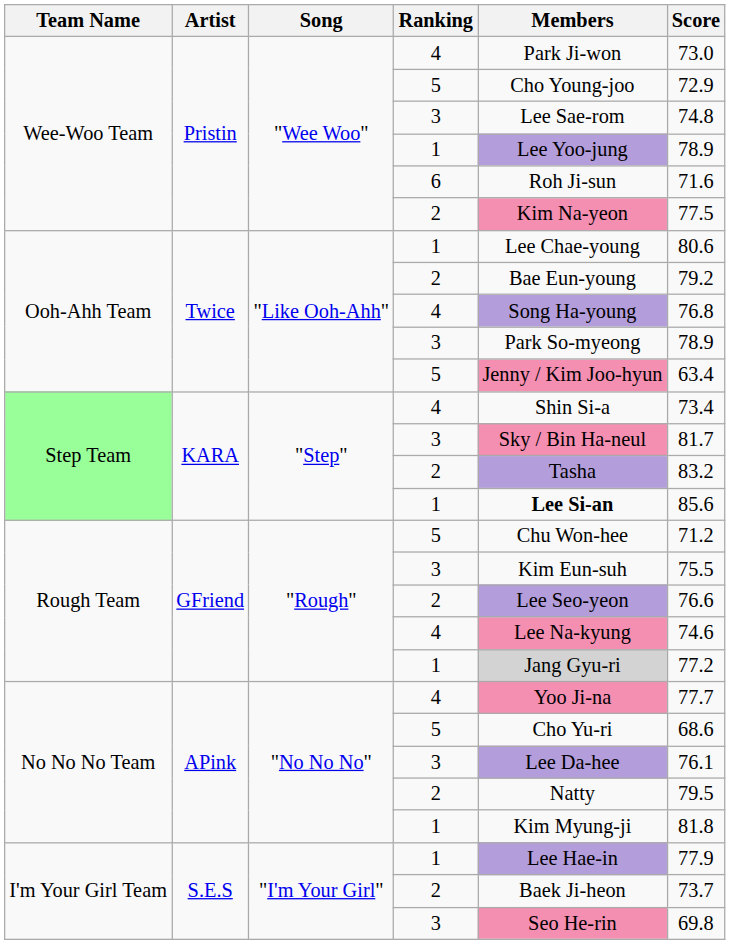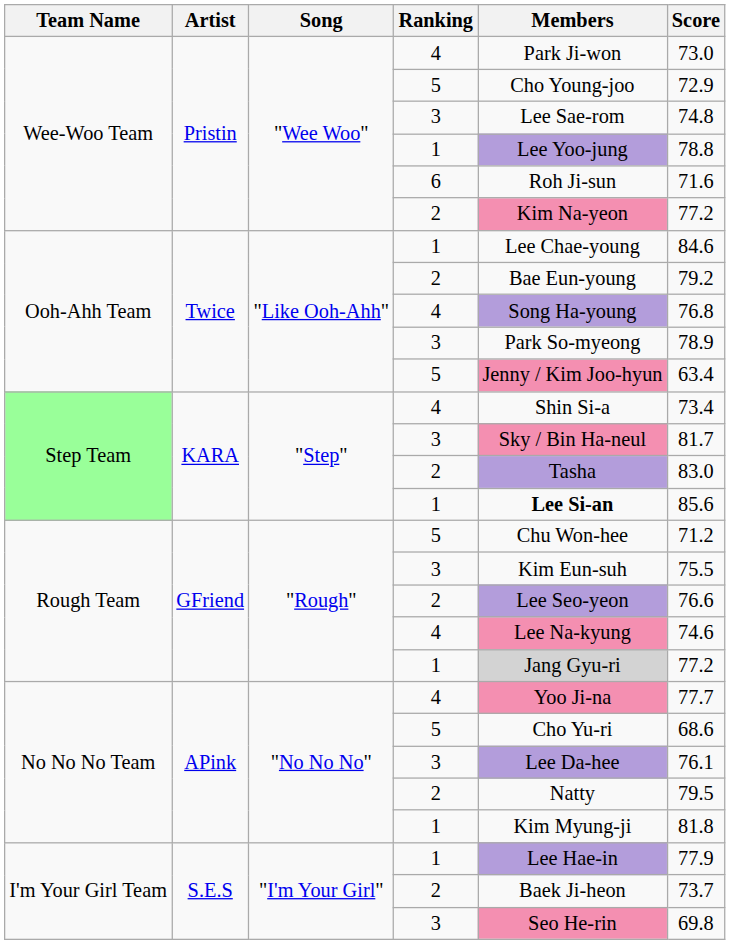(696, 149) 78.9 -> (696, 149) 78.8
(696, 213) 77.5 -> (696, 213) 77.2
(696, 246) 80.6 -> (696, 246) 84.6
(696, 471) 83.2 -> (696, 471) 83.0
